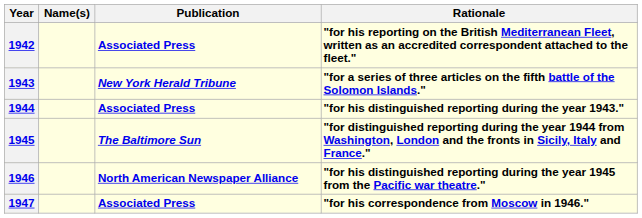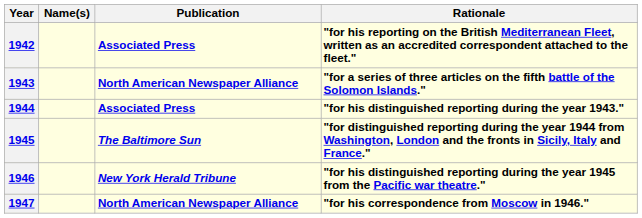(167, 83) New York Herald Tribune -> (198, 83) North American Newspaper Alliance
(198, 178) North American Newspaper Alliance -> (167, 178) New York Herald Tribune
(147, 203) Associated Press -> (198, 203) North American Newspaper Alliance
